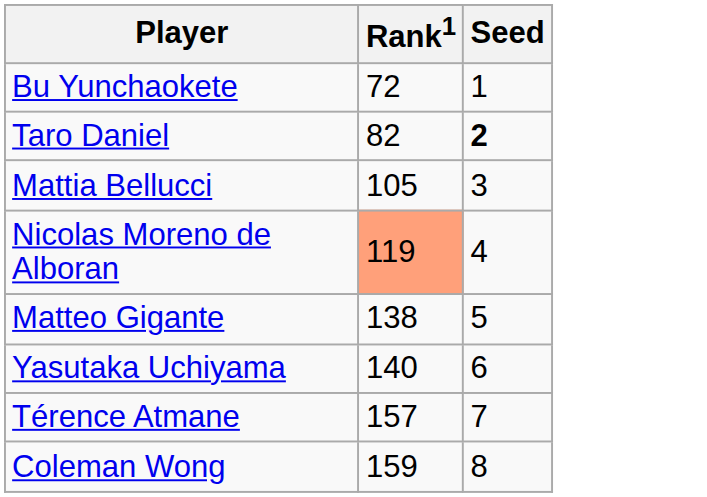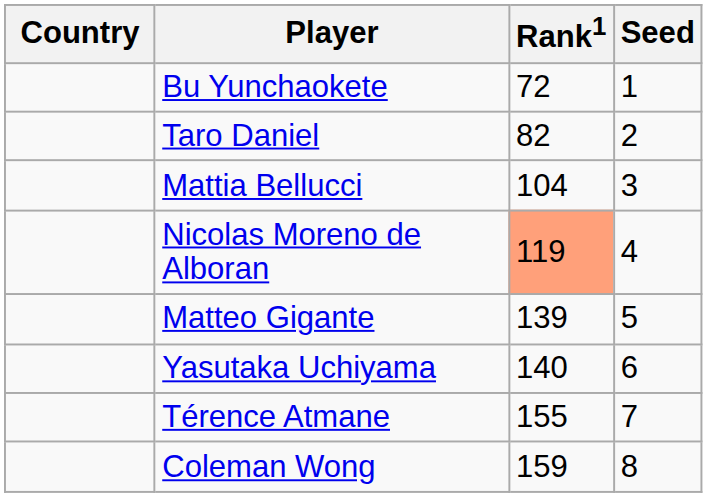+ column: (80, 33)
(479, 135) bold -> (629, 135) normal
(392, 185) 105 -> (542, 185) 104
(392, 318) 138 -> (542, 318) 139
(392, 417) 157 -> (542, 417) 155
